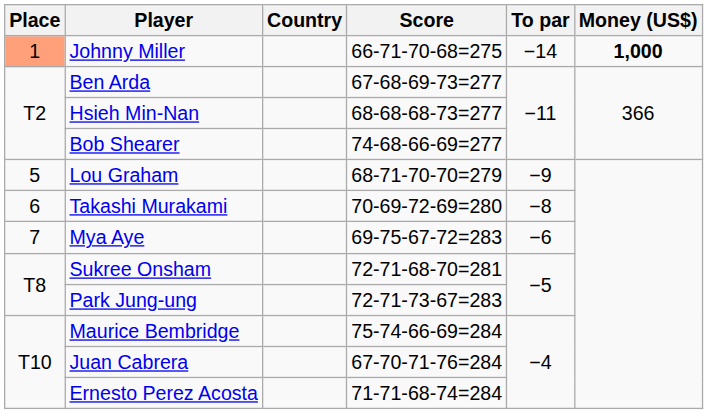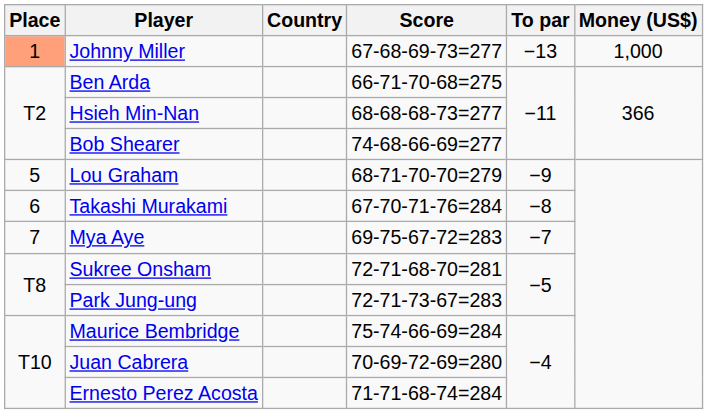(427, 51) 66-71-70-68=275 -> (427, 51) 67-68-69-73=277
(540, 51) −14 -> (540, 51) −13
(638, 51) bold -> (638, 51) normal
(427, 82) 67-68-69-73=277 -> (427, 82) 66-71-70-68=275
(427, 207) 70-69-72-69=280 -> (427, 207) 67-70-71-76=284
(540, 238) −6 -> (540, 238) −7
(427, 362) 67-70-71-76=284 -> (427, 362) 70-69-72-69=280
